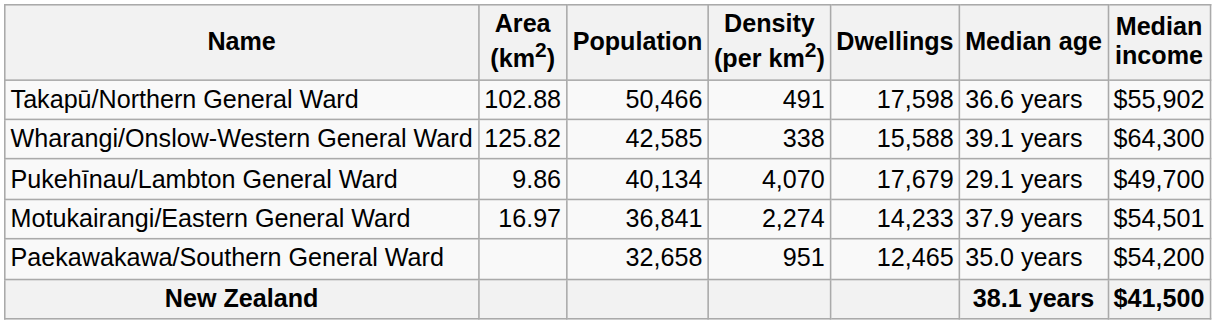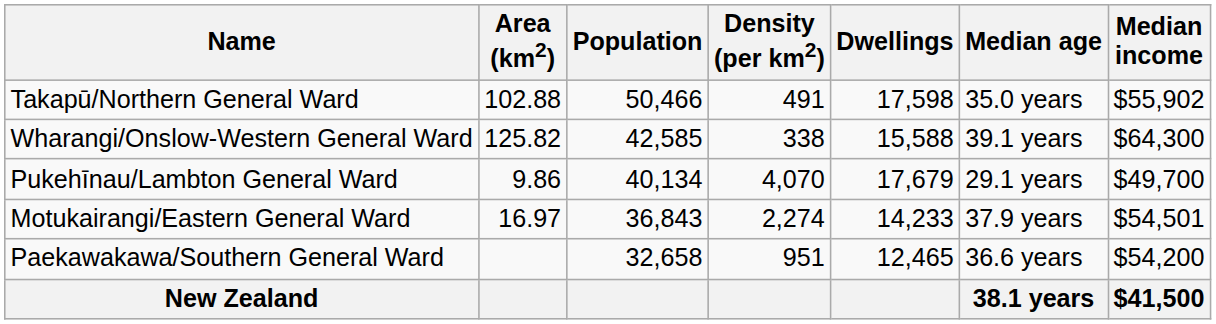(1024, 99) 36.6 years -> (1024, 99) 35.0 years
(664, 218) 36,841 -> (664, 218) 36,843
(1024, 258) 35.0 years -> (1024, 258) 36.6 years
